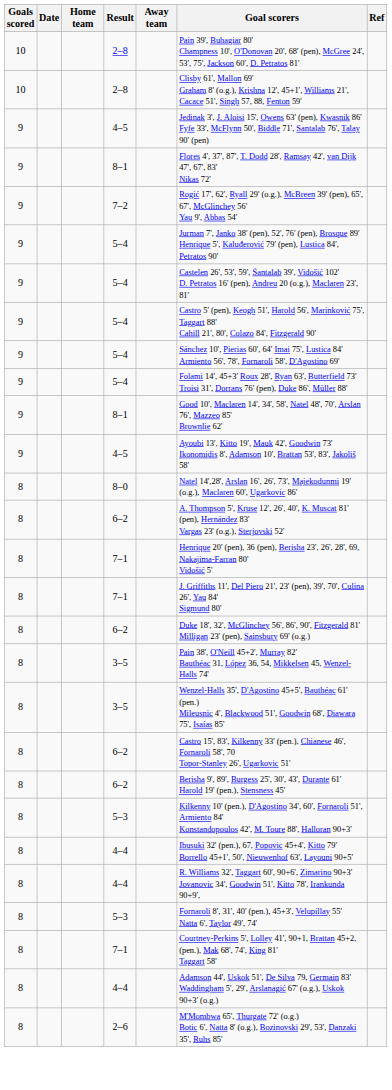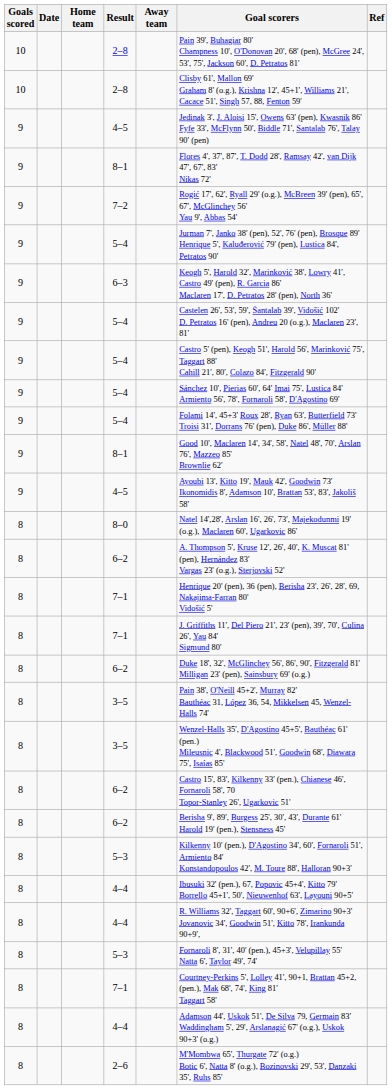+ row: (21, 283)
